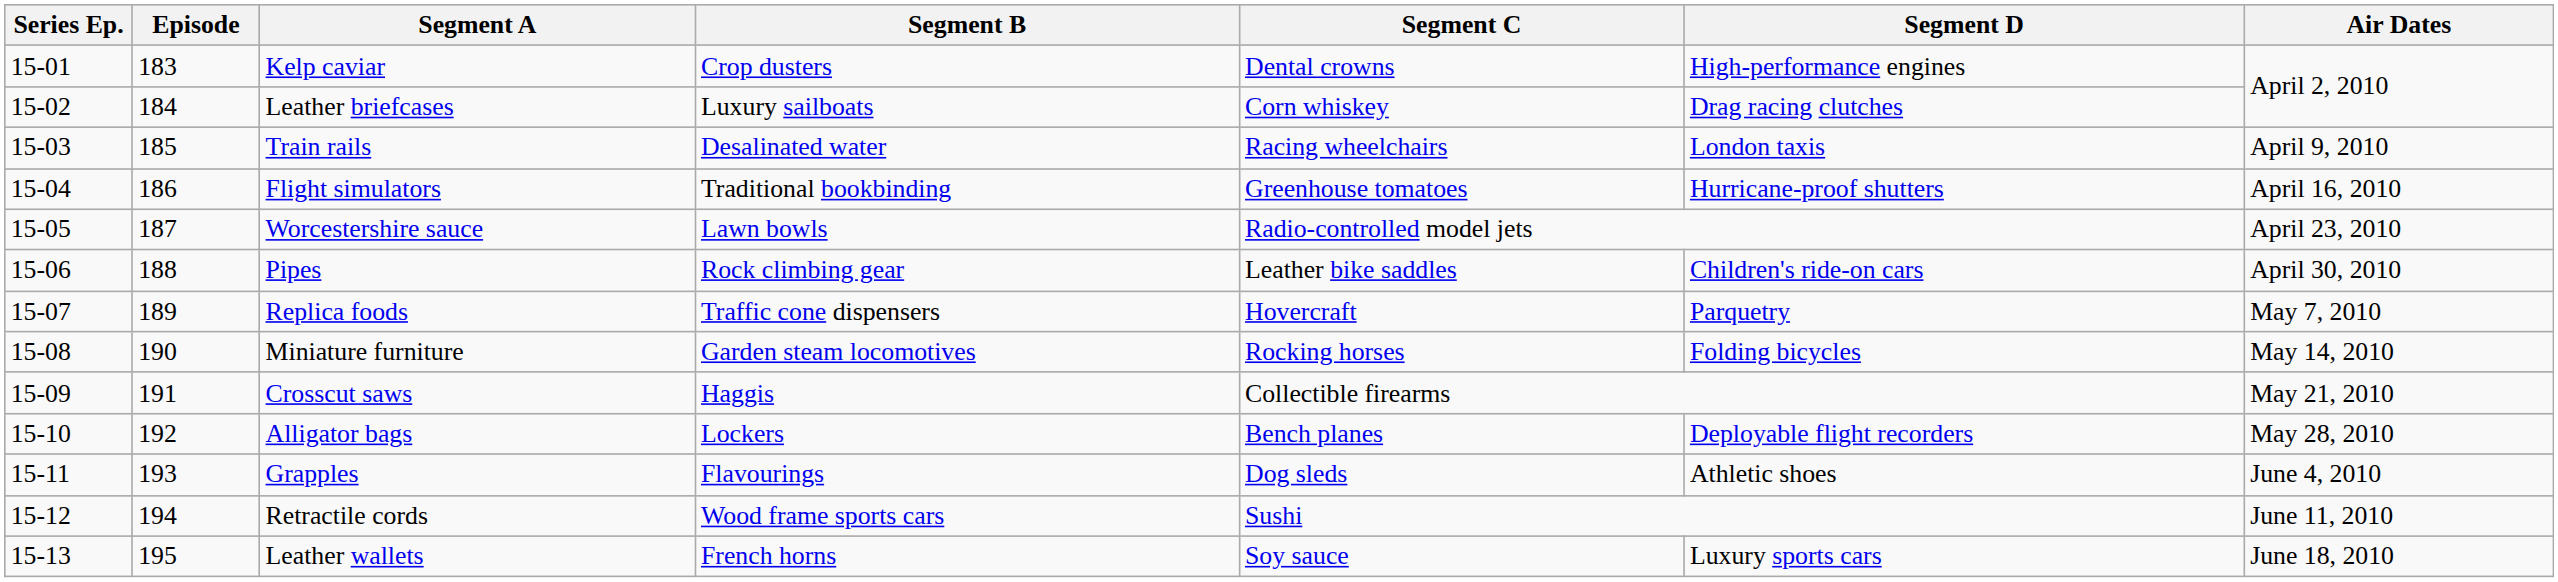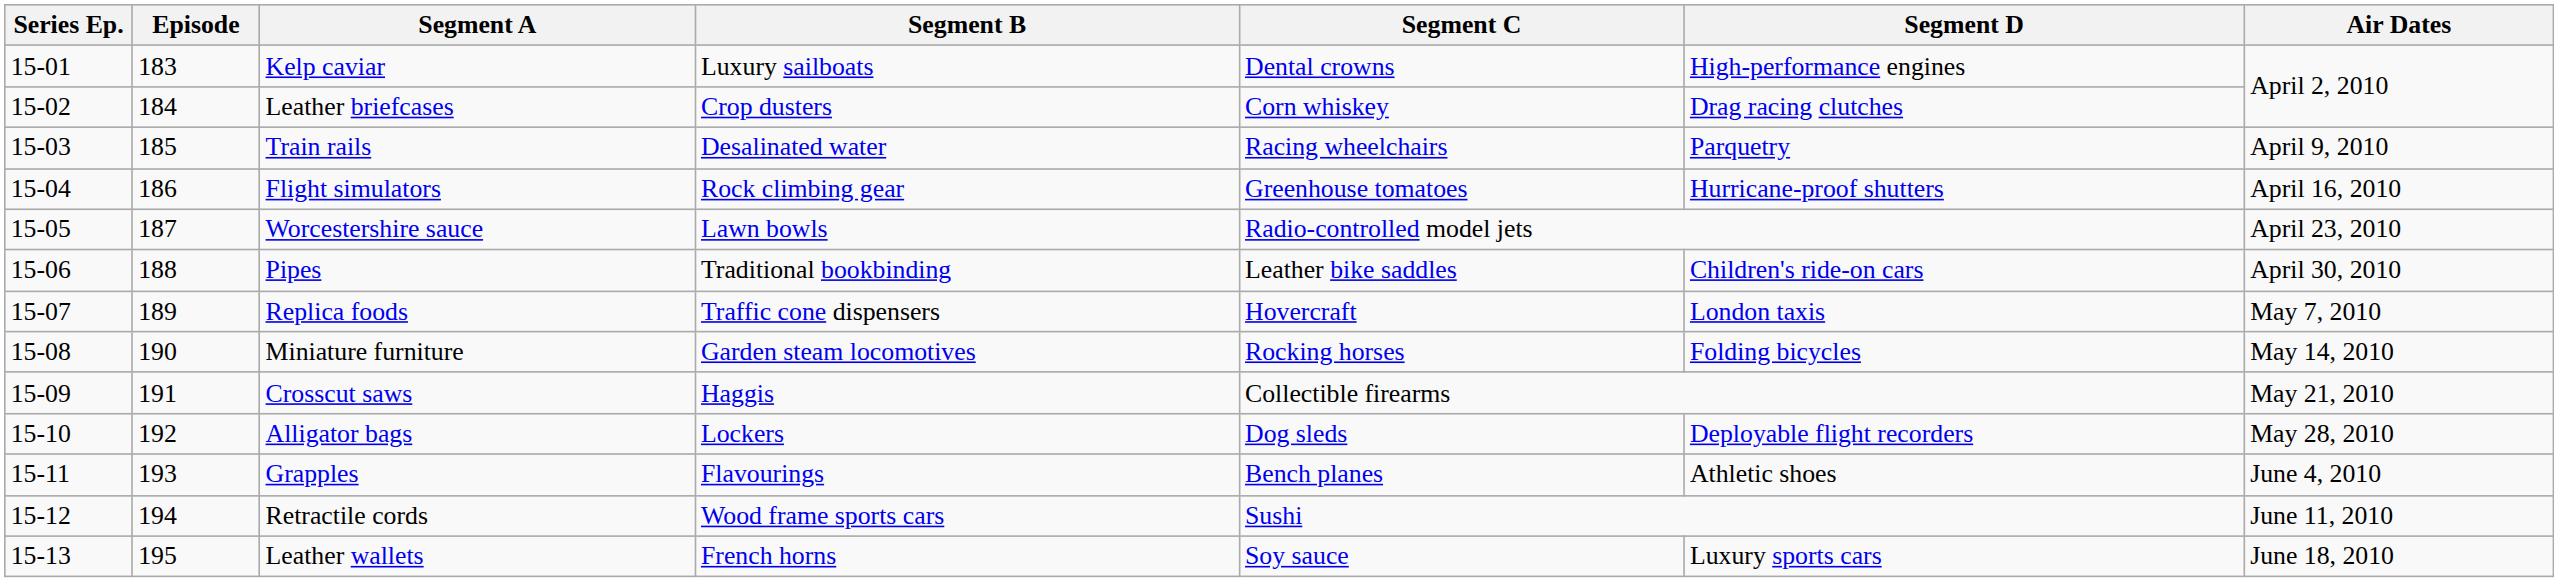(766, 65) Crop dusters -> (787, 65) Luxury sailboats
(787, 106) Luxury sailboats -> (766, 106) Crop dusters
(1758, 147) London taxis -> (1740, 147) Parquetry
(826, 188) Traditional bookbinding -> (803, 188) Rock climbing gear
(803, 270) Rock climbing gear -> (826, 270) Traditional bookbinding
(1740, 310) Parquetry -> (1758, 310) London taxis
(1314, 433) Bench planes -> (1296, 433) Dog sleds
(1296, 474) Dog sleds -> (1314, 474) Bench planes
